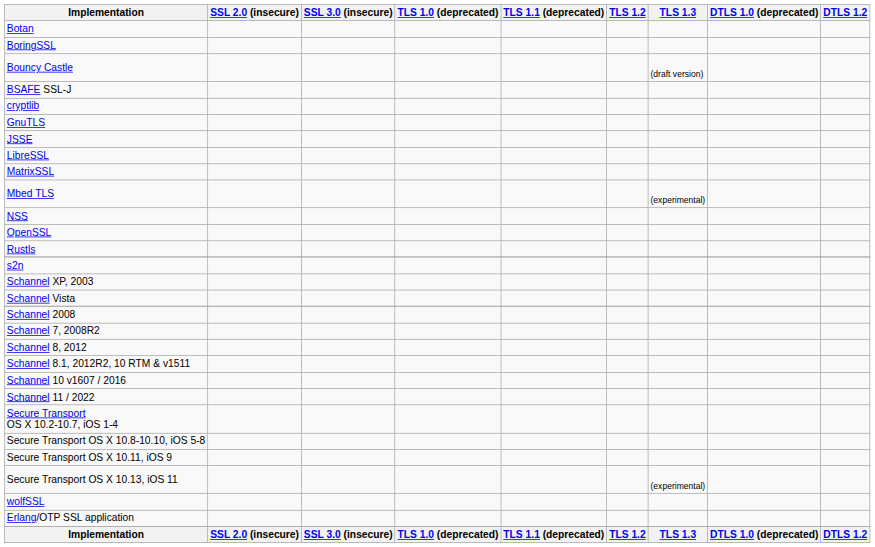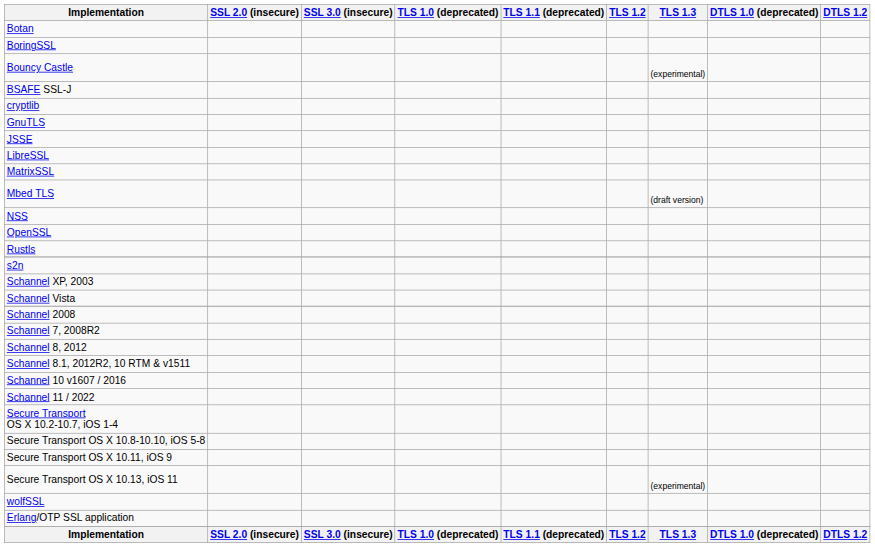(677, 74) (draft version) -> (678, 74) (experimental)
(678, 201) (experimental) -> (677, 201) (draft version)
